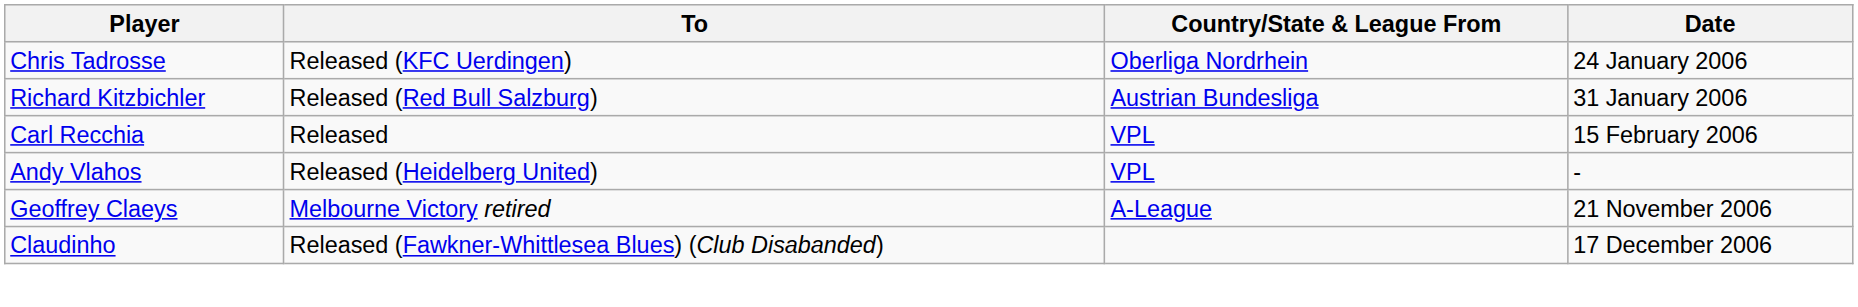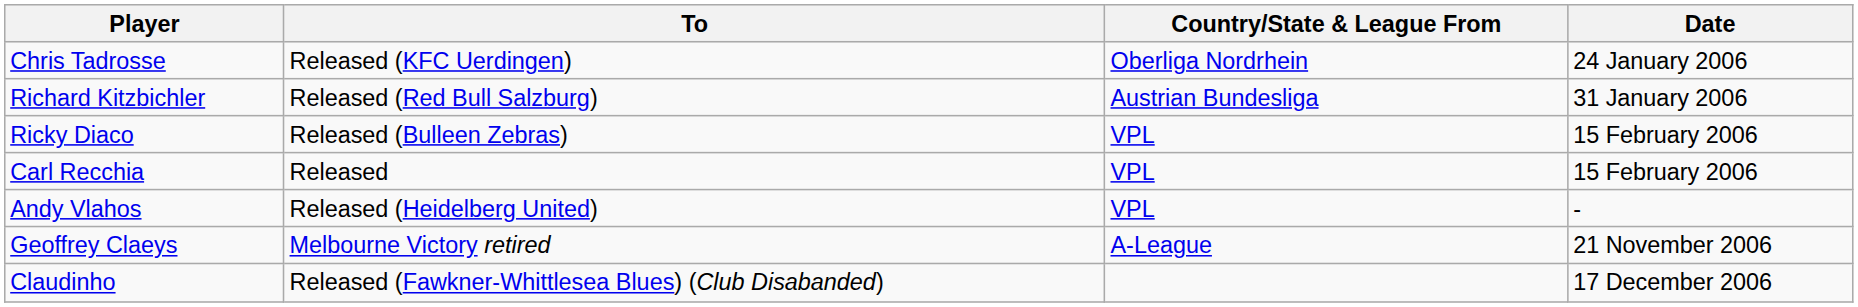+ row: (72, 135)
